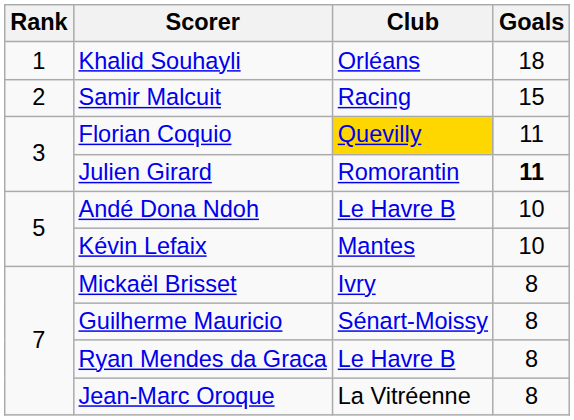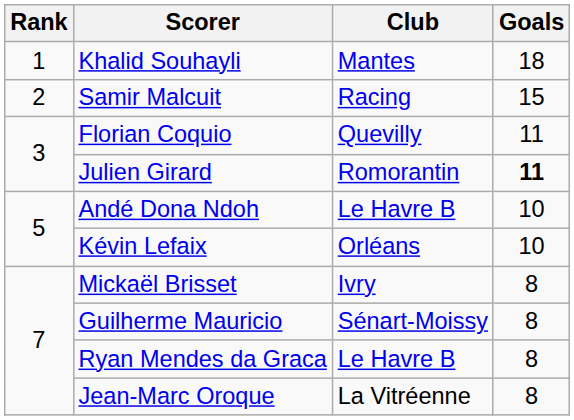(379, 60) Orléans -> (376, 60) Mantes
(380, 135) gold background -> (380, 135) no background
(376, 246) Mantes -> (379, 246) Orléans
